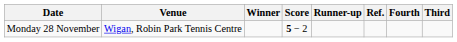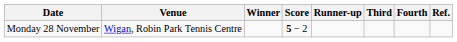columns swapped: (437, 12) <-> (375, 12)
